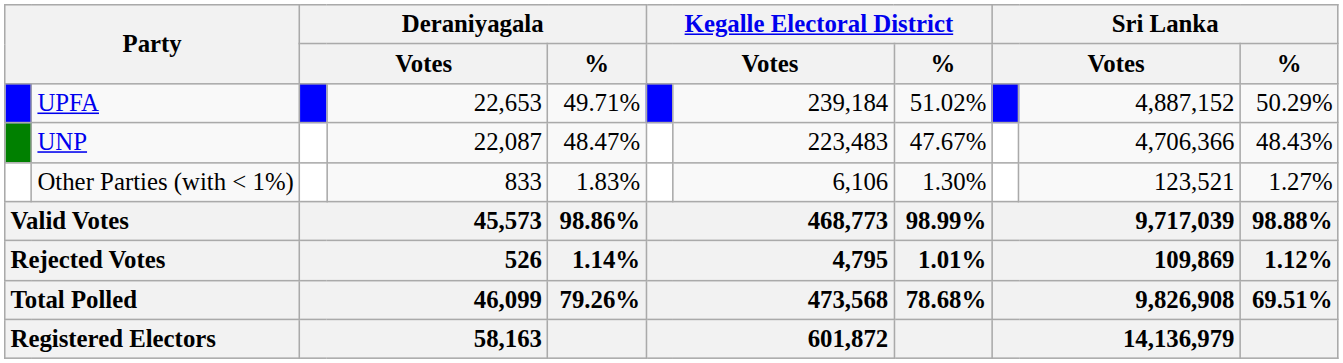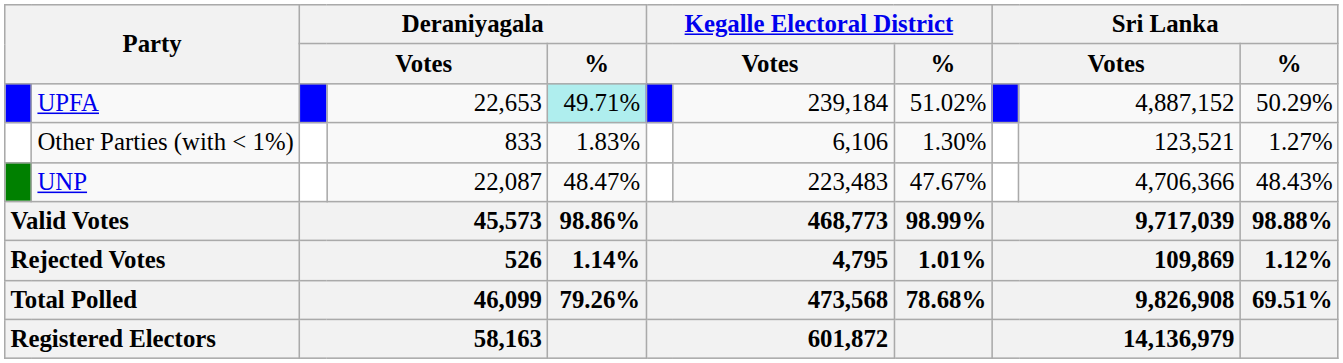(602, 102) no background -> (602, 102) paleturquoise background
rows swapped: (62, 142) <-> (166, 181)
